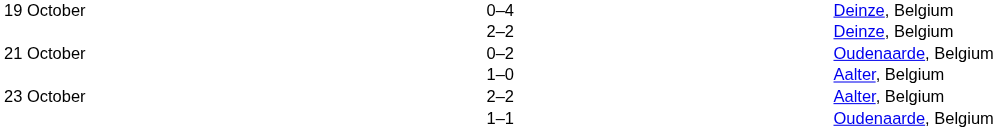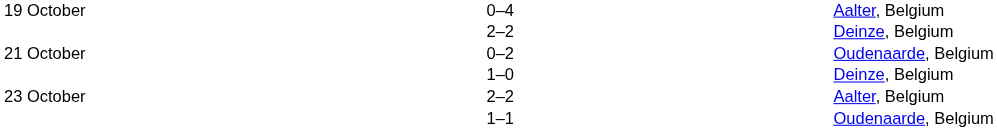(893, 10) Deinze, Belgium -> (889, 10) Aalter, Belgium
(889, 75) Aalter, Belgium -> (893, 75) Deinze, Belgium
